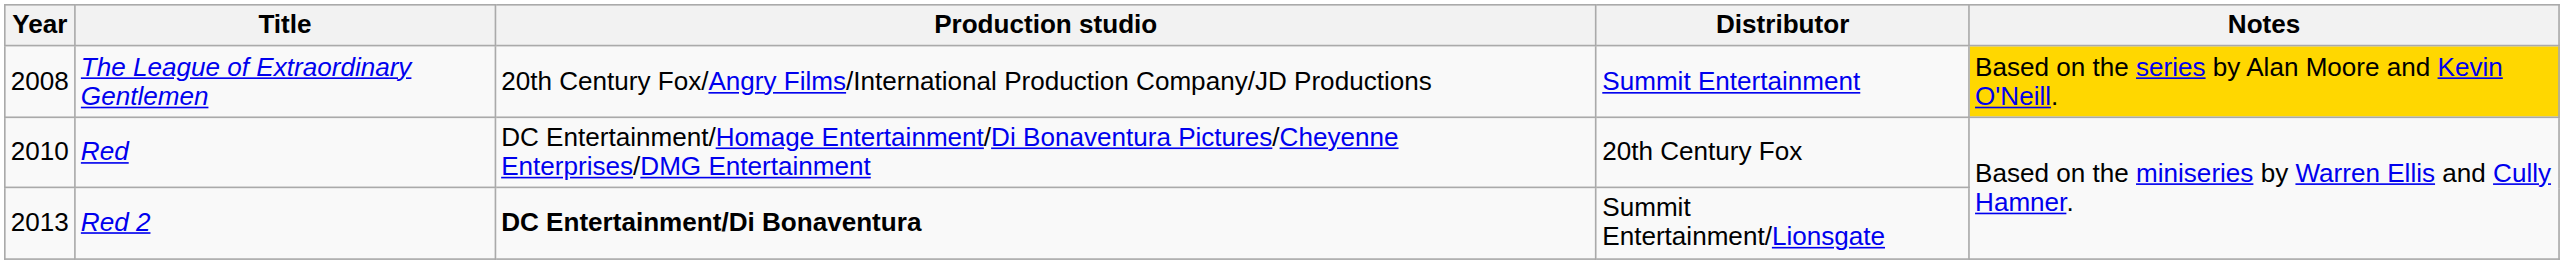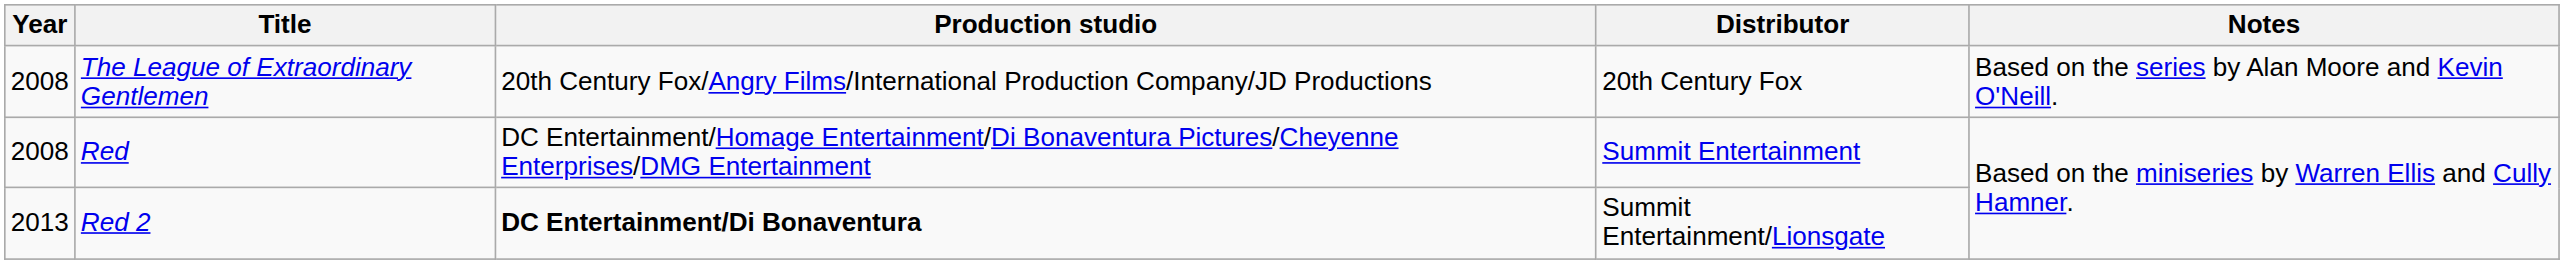(1731, 81) Summit Entertainment -> (1702, 81) 20th Century Fox
(2239, 81) gold background -> (2239, 81) no background
(40, 151) 2010 -> (40, 151) 2008
(1702, 151) 20th Century Fox -> (1731, 151) Summit Entertainment
